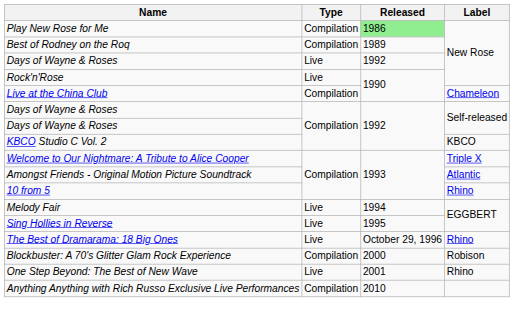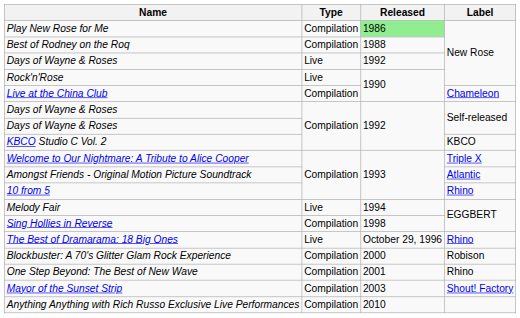(374, 45) 1989 -> (374, 45) 1988
(314, 223) Live -> (331, 223) Compilation
(374, 223) 1995 -> (374, 223) 1998
(314, 272) Live -> (331, 272) Compilation
+ row: (64, 288)
